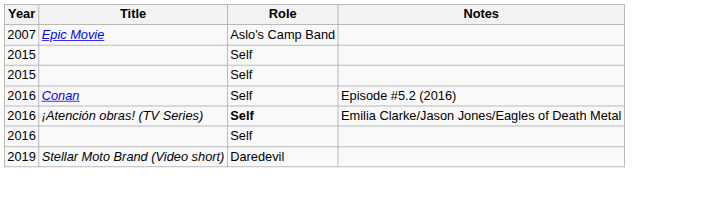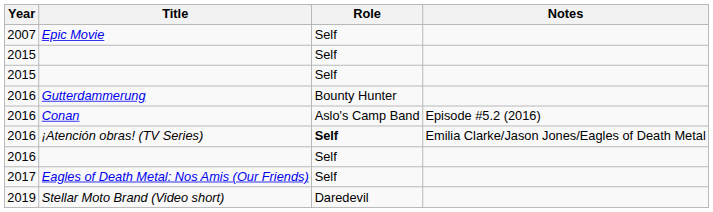(283, 34) Aslo's Camp Band -> (326, 34) Self
+ row: (22, 95)
(241, 95) Self -> (367, 116) Aslo's Camp Band
+ row: (22, 177)
